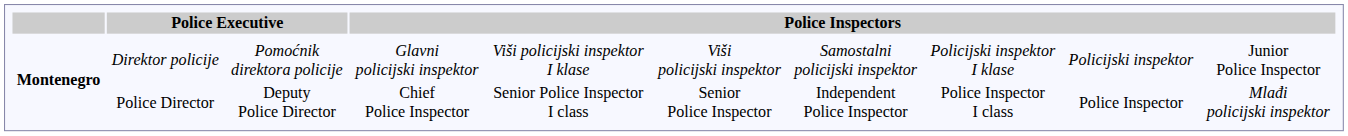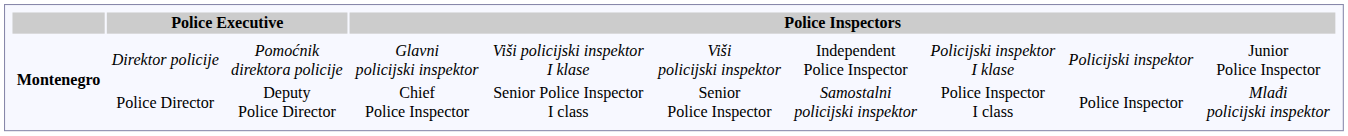(856, 60) Samostalni policijski inspektor -> (856, 60) Independent Police Inspector
(856, 102) Independent Police Inspector -> (856, 102) Samostalni policijski inspektor
